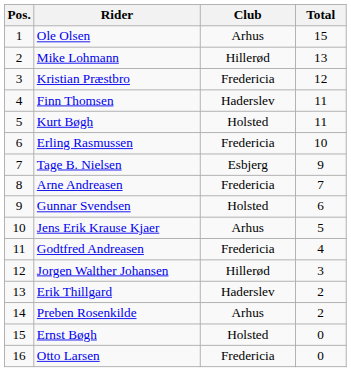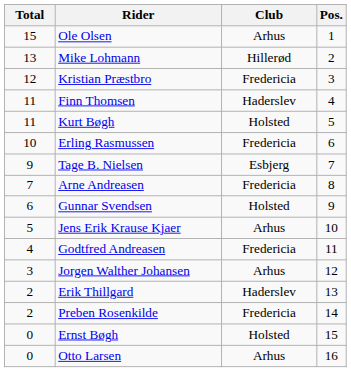columns swapped: (19, 15) <-> (321, 15)
(248, 270) Hillerød -> (269, 270) Arhus
(248, 313) Arhus -> (269, 313) Fredericia
(248, 355) Fredericia -> (269, 355) Arhus
